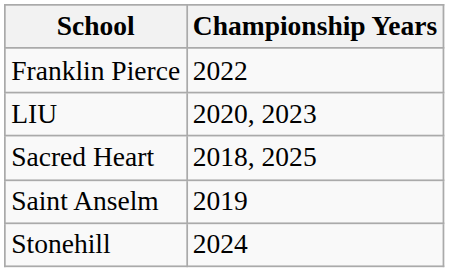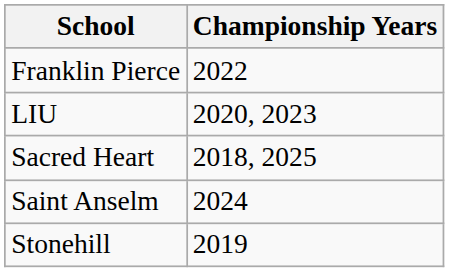(220, 200) 2019 -> (220, 200) 2024
(220, 244) 2024 -> (220, 244) 2019
